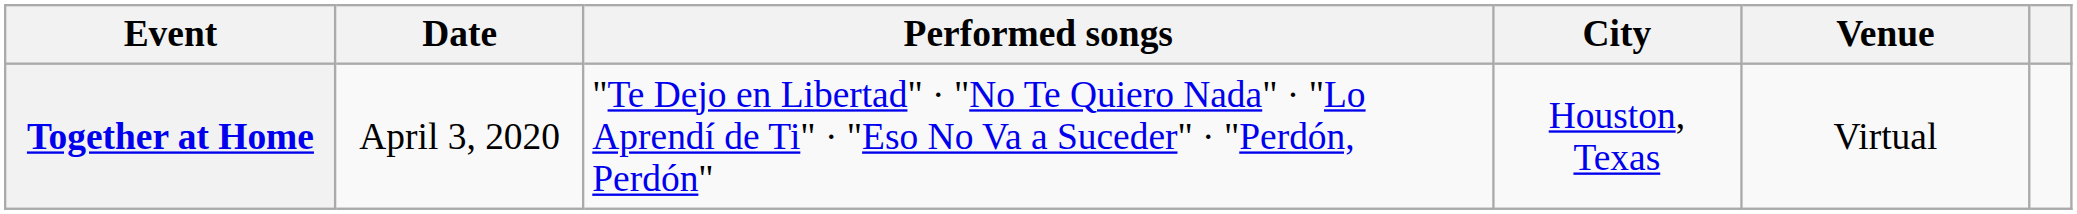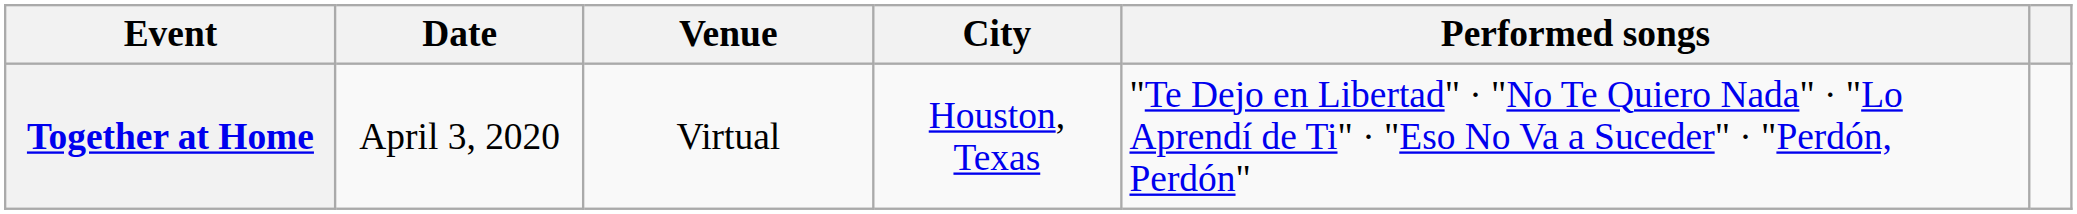columns swapped: (1885, 34) <-> (1038, 34)
